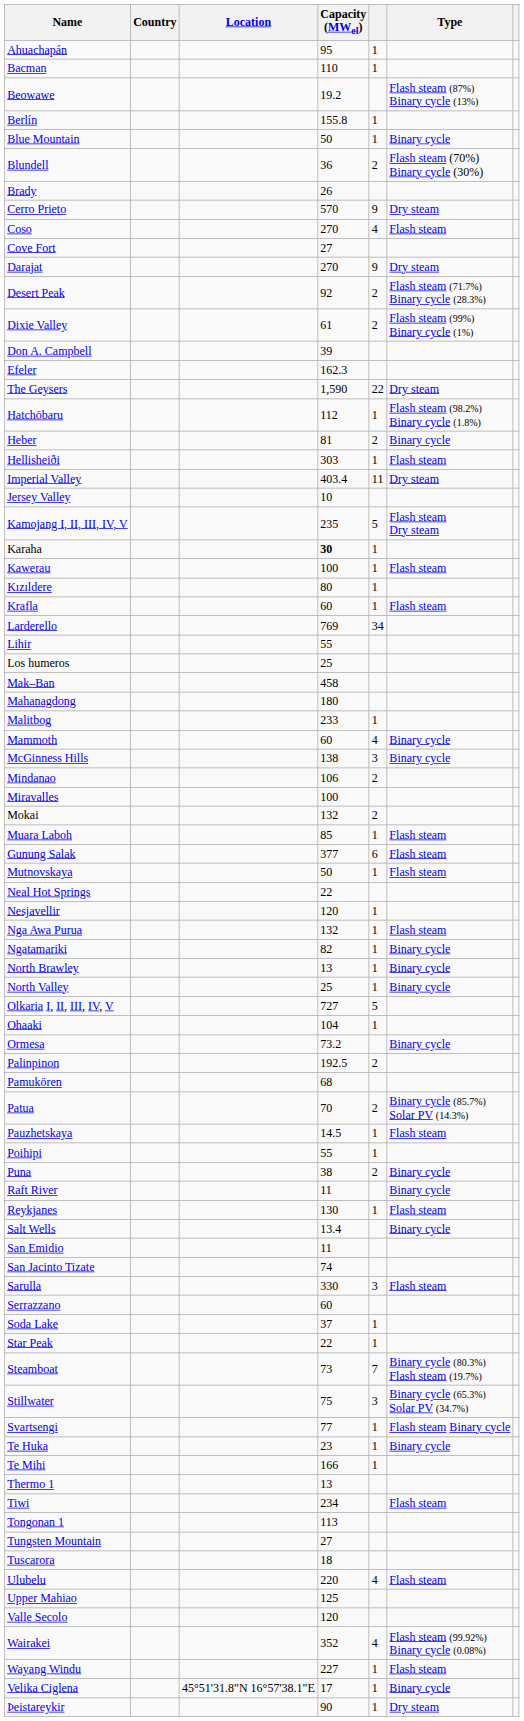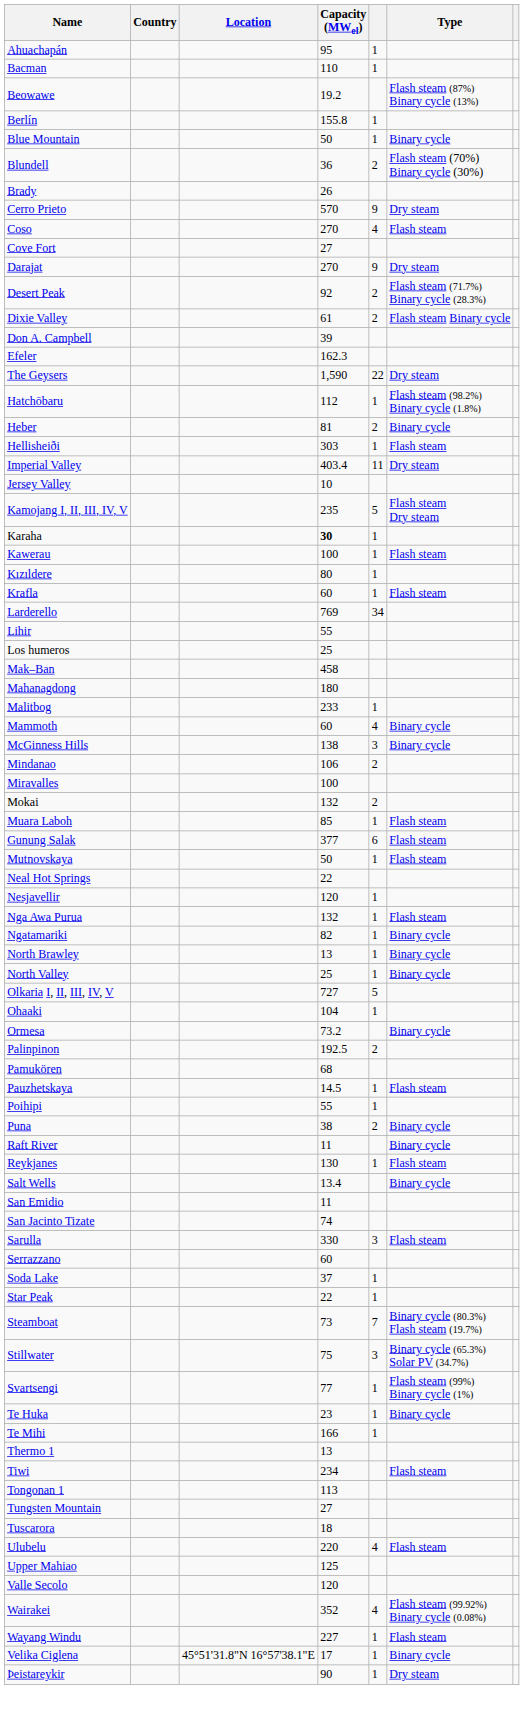(432, 325) Flash steam (99%) Binary cycle (1%) -> (450, 318) Flash steam Binary cycle
- row: (20, 1108)
(450, 1427) Flash steam Binary cycle -> (432, 1387) Flash steam (99%) Binary cycle (1%)
